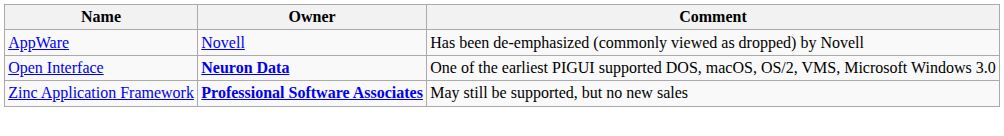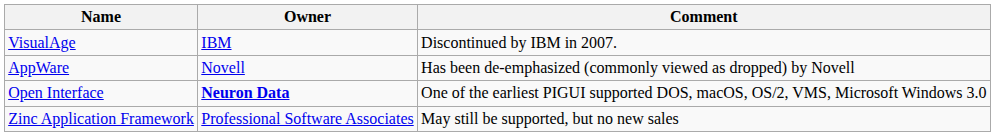+ row: (42, 42)
(312, 93) bold -> (308, 118) normal
